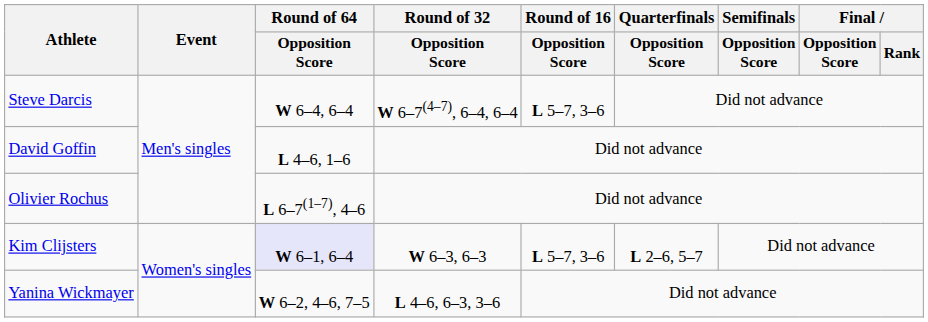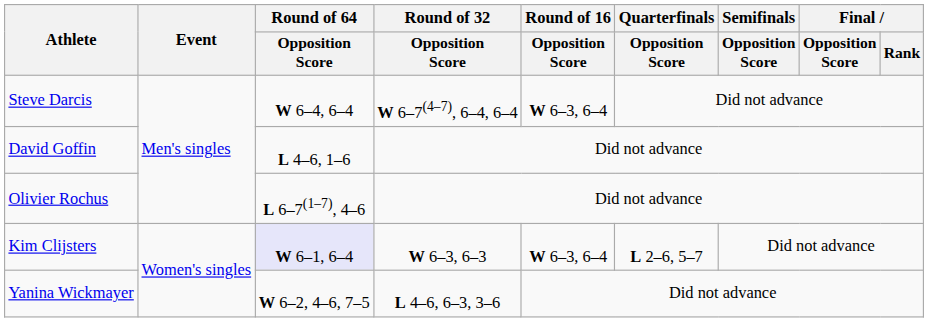(568, 110) L 5–7, 3–6 -> (568, 110) W 6–3, 6–4
(568, 256) L 5–7, 3–6 -> (568, 256) W 6–3, 6–4
